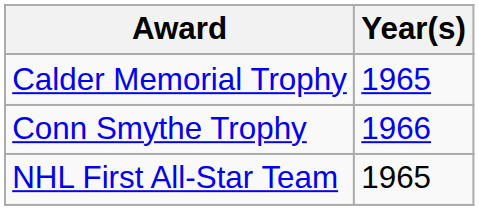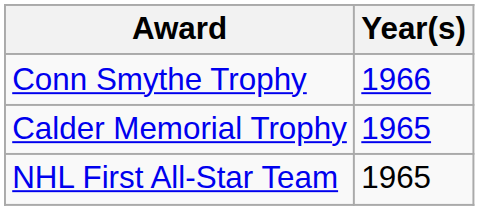rows swapped: (180, 79) <-> (159, 128)
